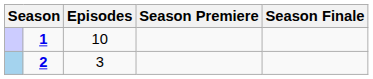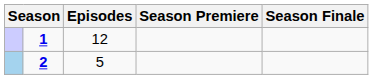(100, 39) 10 -> (100, 39) 12
(100, 62) 3 -> (100, 62) 5
